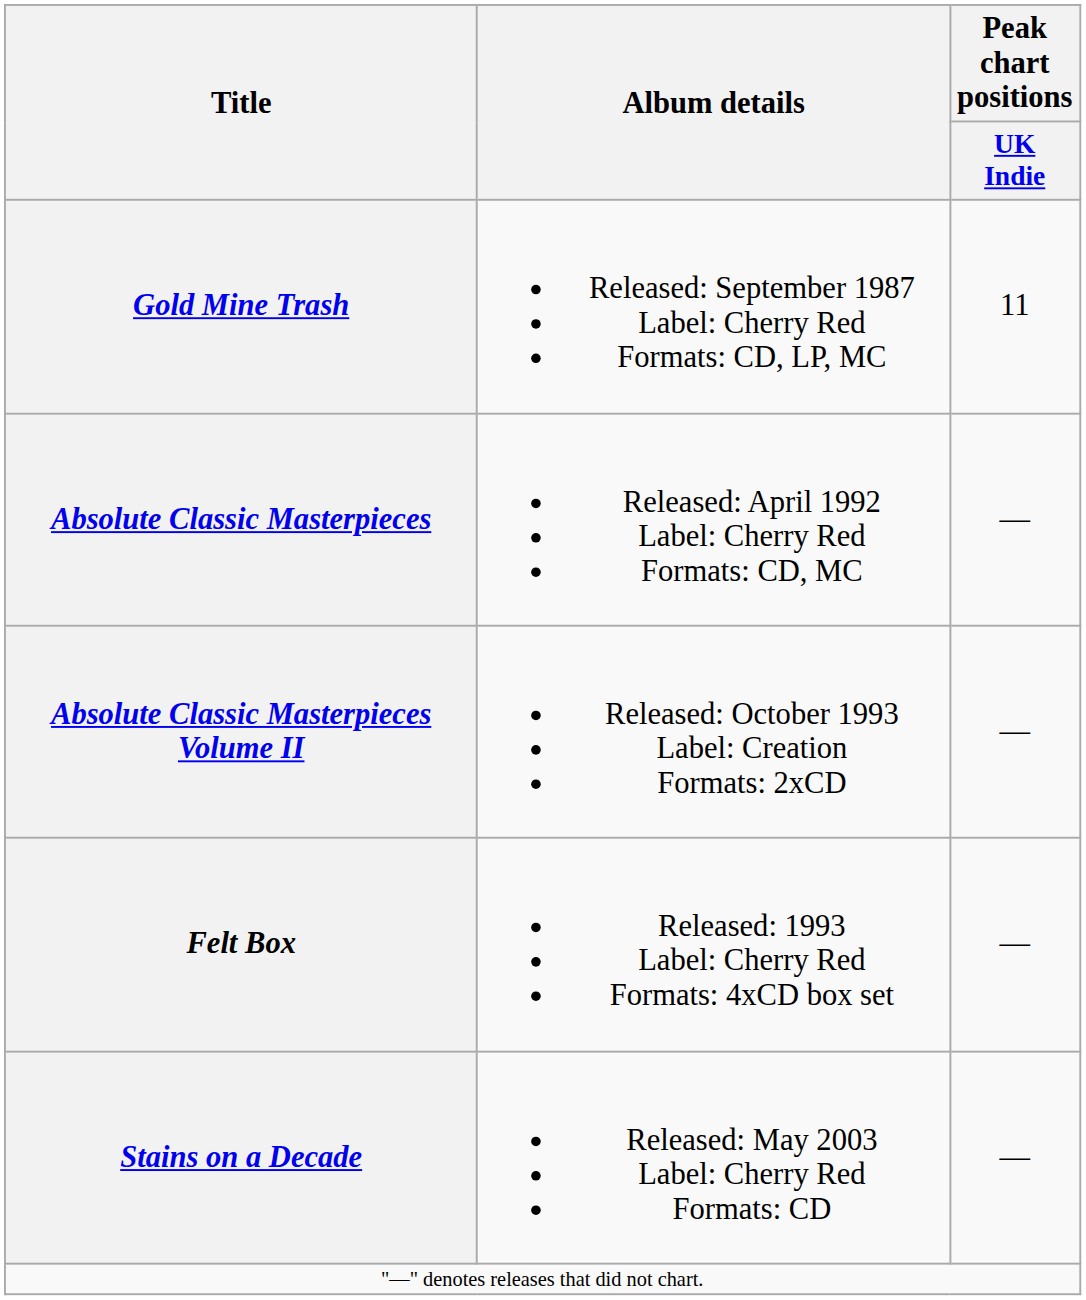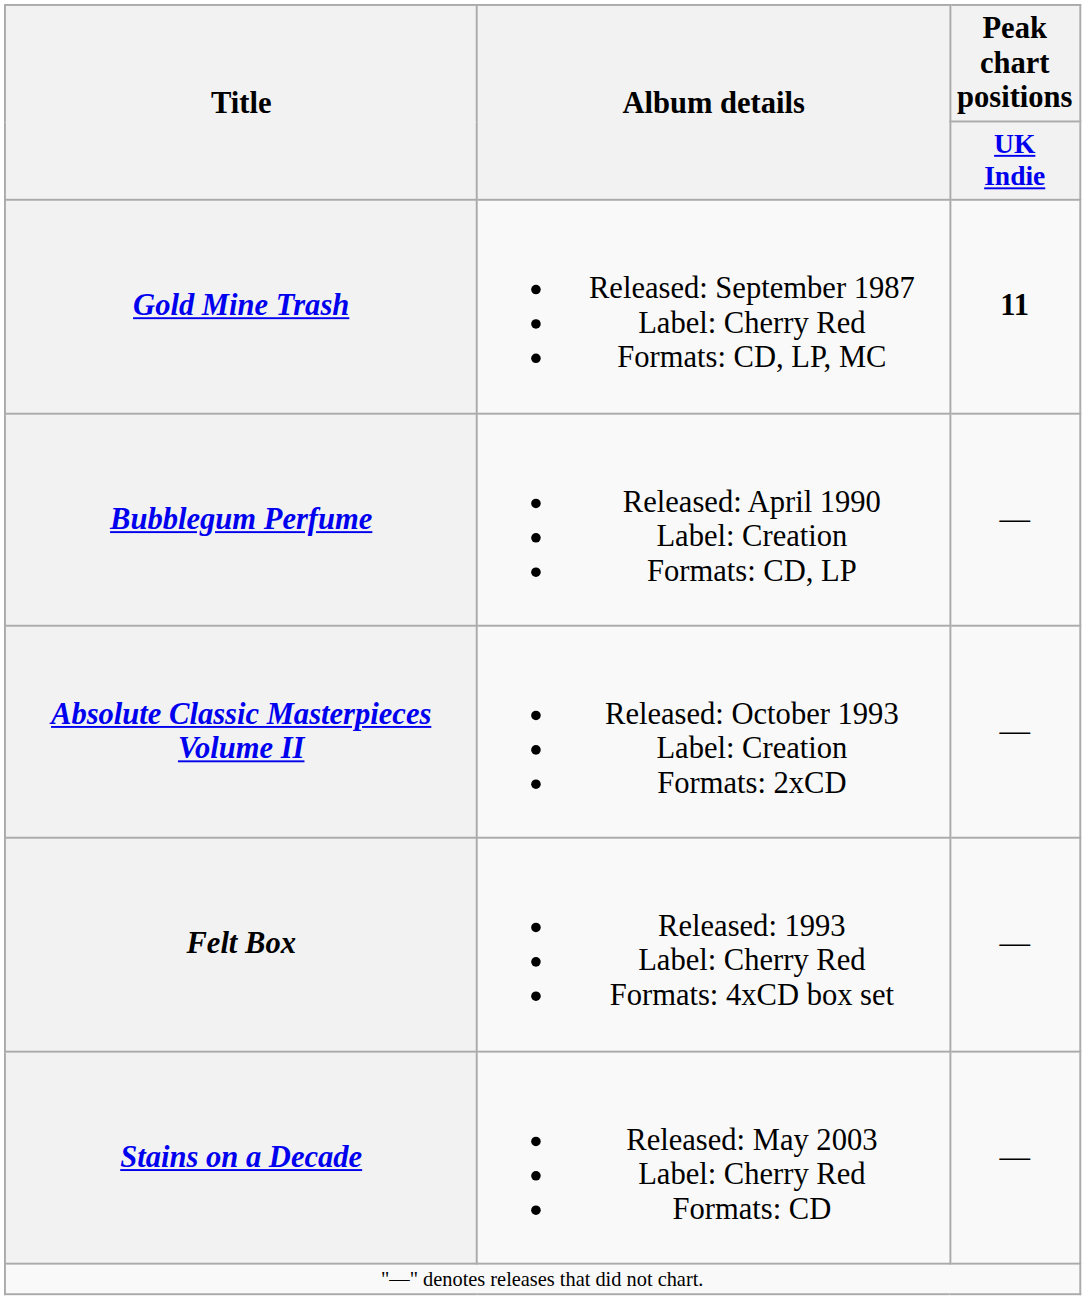(1015, 305) normal -> (1015, 305) bold
+ row: (241, 518)
- row: (241, 518)
